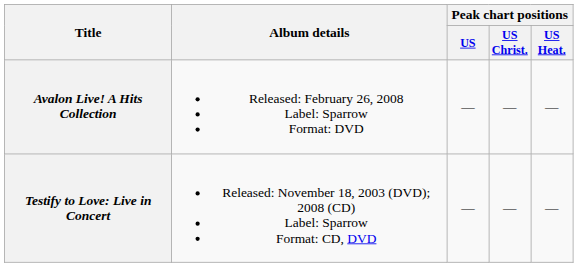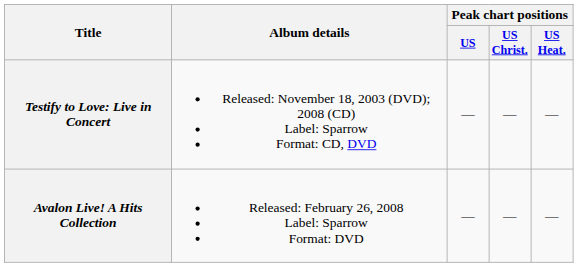rows swapped: (88, 207) <-> (88, 106)
